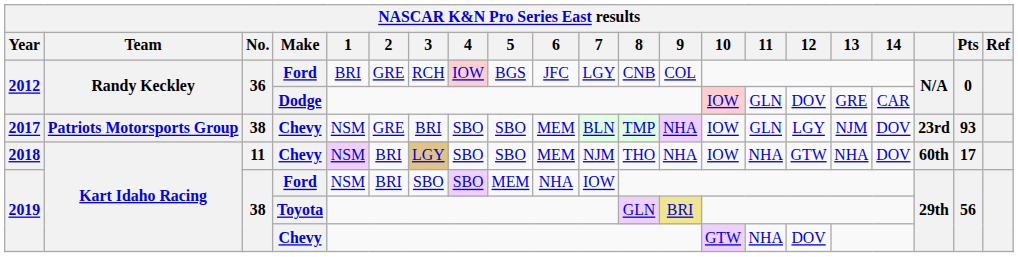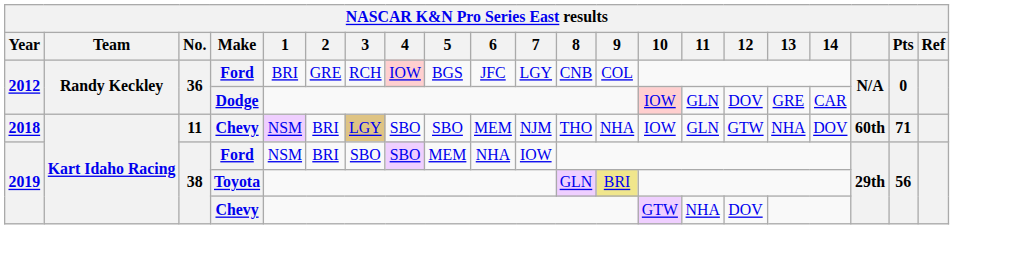- row: (24, 127)
(766, 155) NHA -> (703, 127) GLN
(968, 155) 17 -> (903, 127) 71
